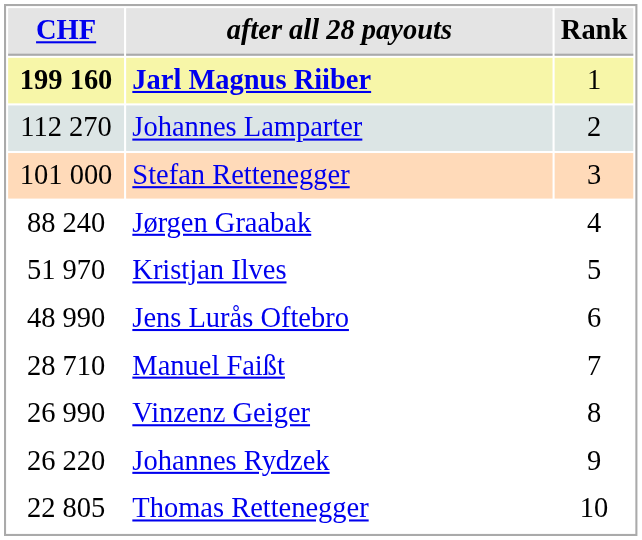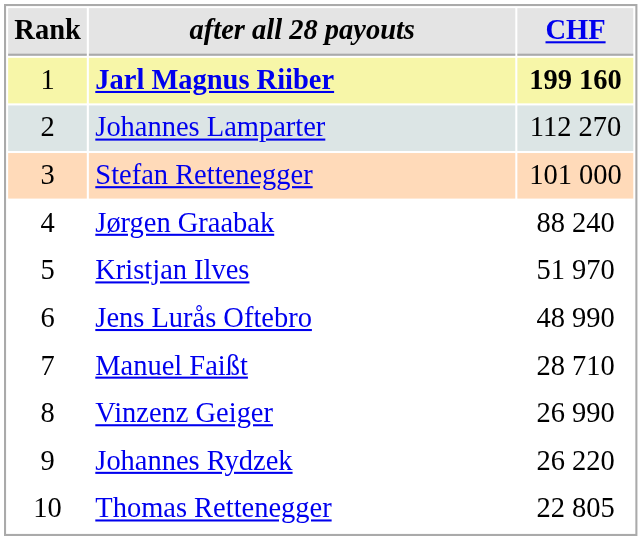columns swapped: (594, 30) <-> (66, 30)
